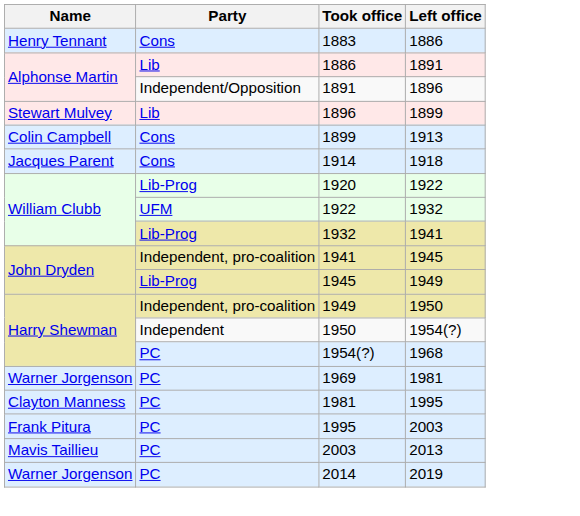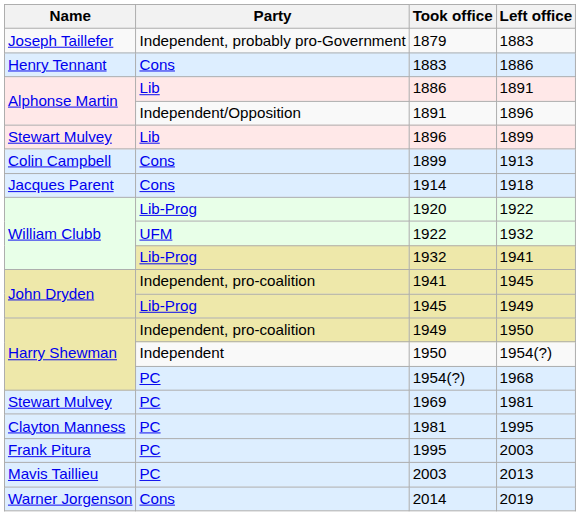+ row: (430, 40)
(70, 378) Warner Jorgenson -> (60, 402) Stewart Mulvey
(150, 474) PC -> (157, 498) Cons
